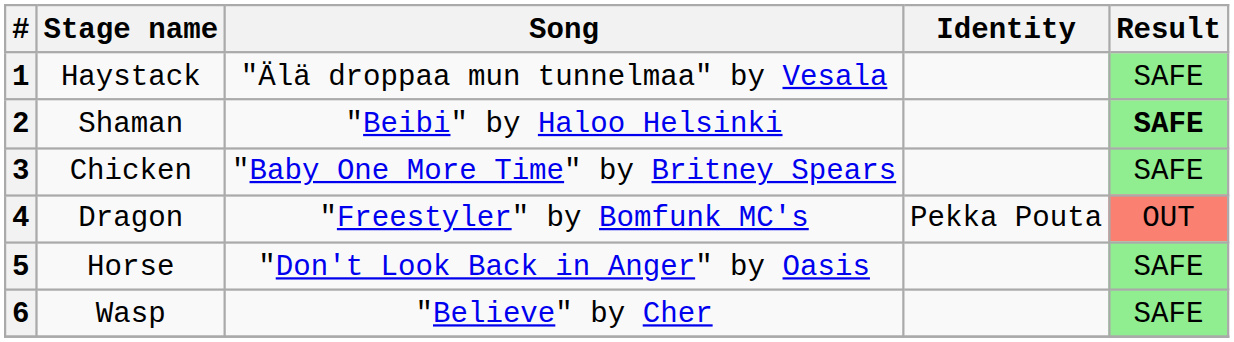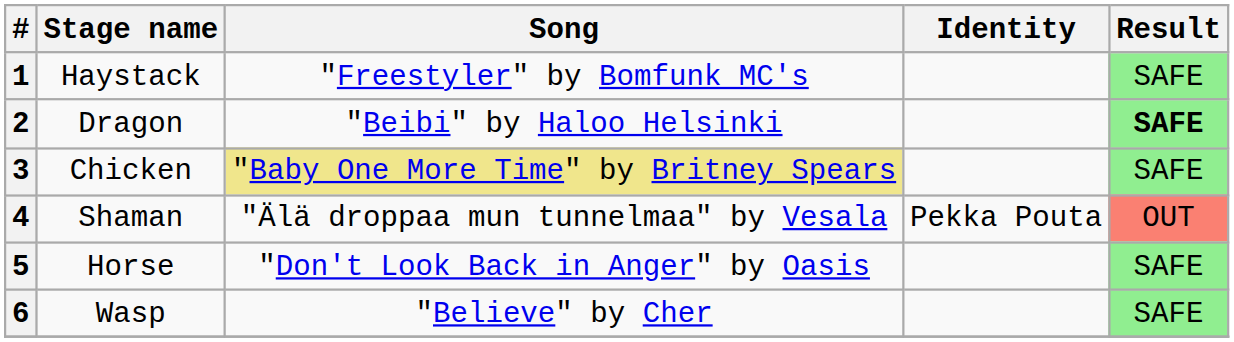(564, 76) "Älä droppaa mun tunnelmaa" by Vesala -> (564, 76) "Freestyler" by Bomfunk MC's
(131, 124) Shaman -> (131, 124) Dragon
(564, 171) no background -> (564, 171) khaki background
(131, 219) Dragon -> (131, 219) Shaman
(564, 219) "Freestyler" by Bomfunk MC's -> (564, 219) "Älä droppaa mun tunnelmaa" by Vesala
